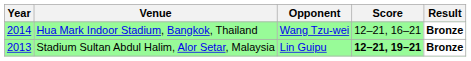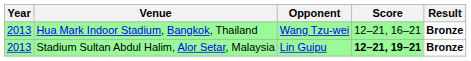(19, 31) 2014 -> (19, 31) 2013
